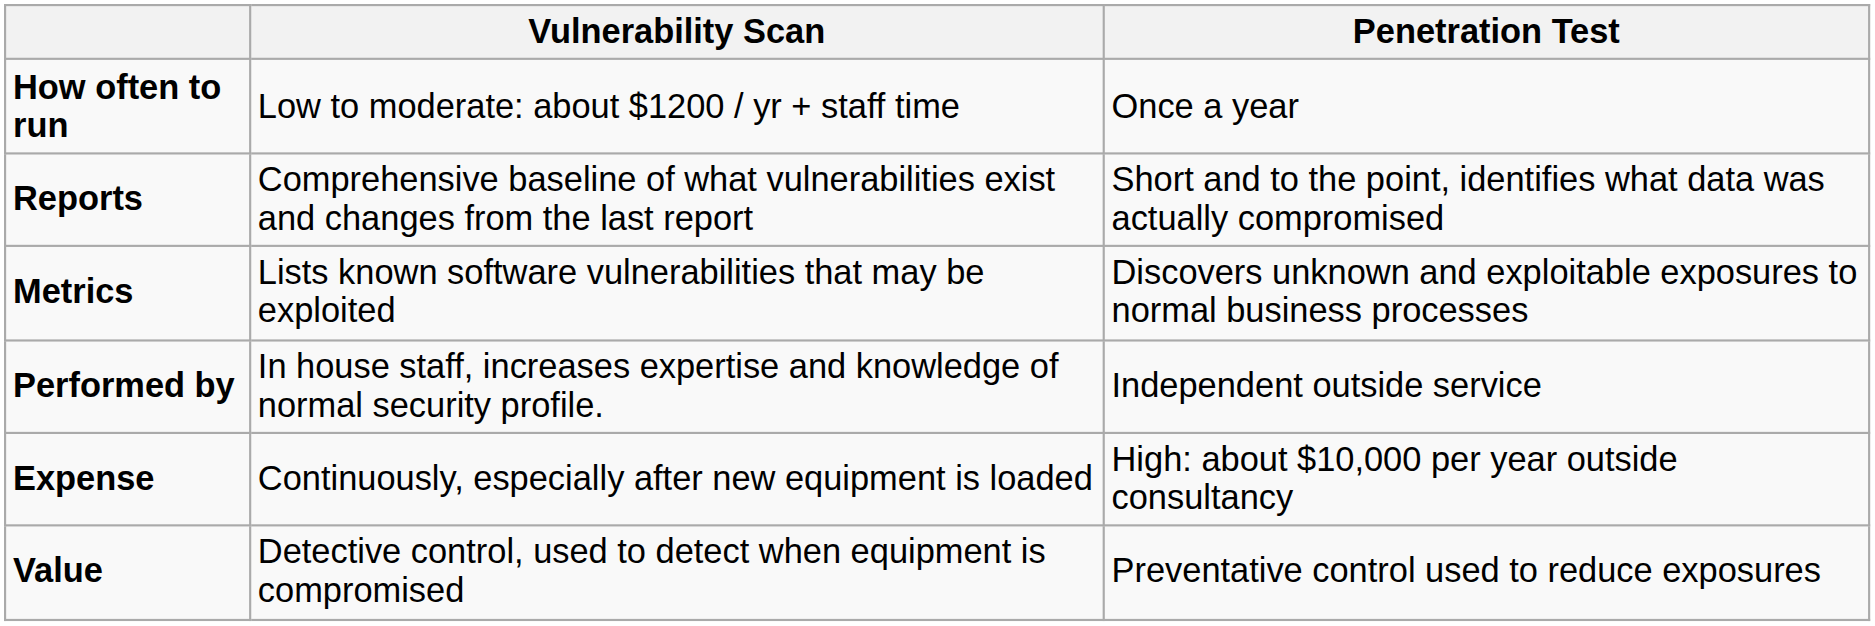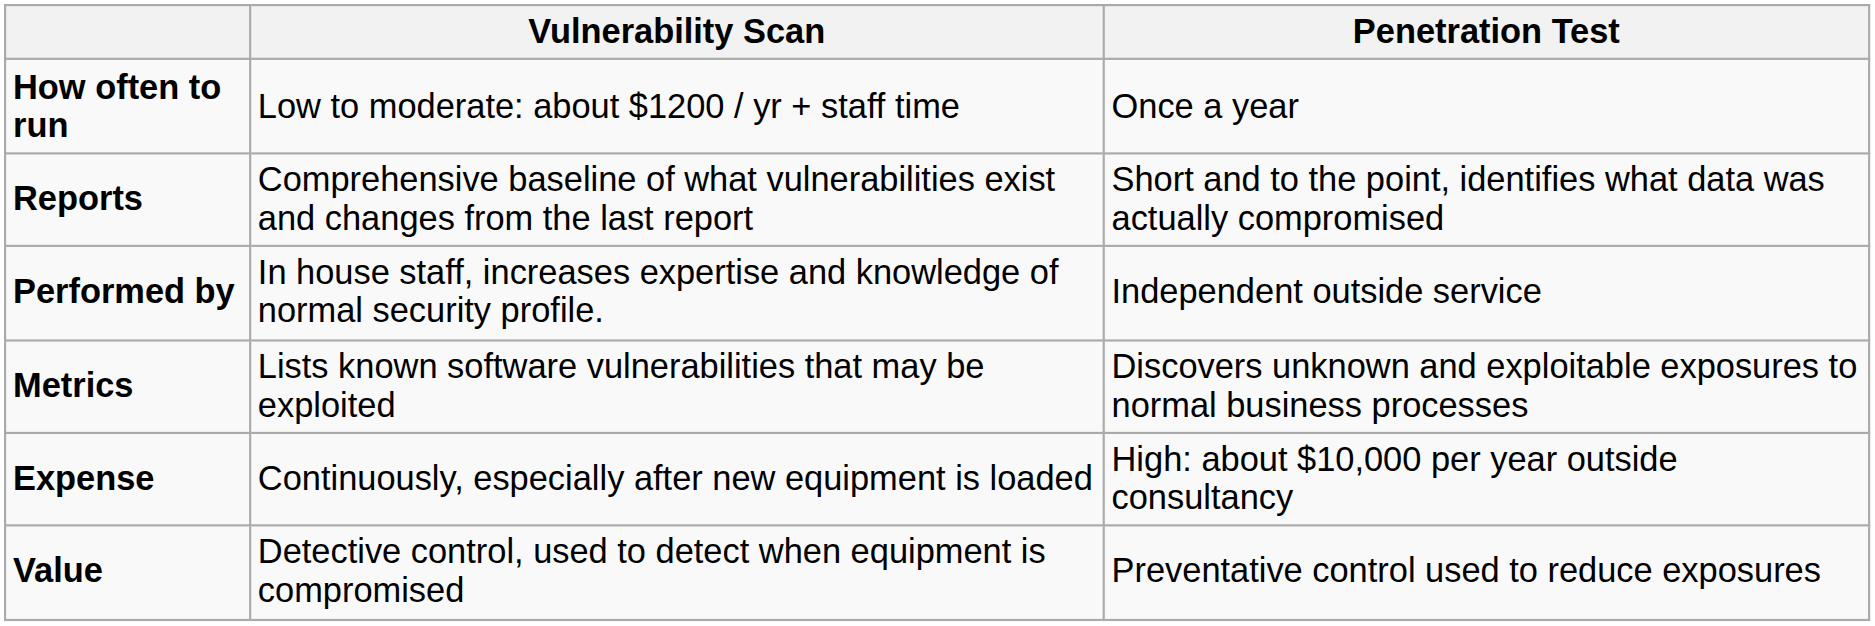rows swapped: (73, 292) <-> (124, 385)
